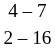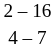rows swapped: (27, 11) <-> (27, 37)
